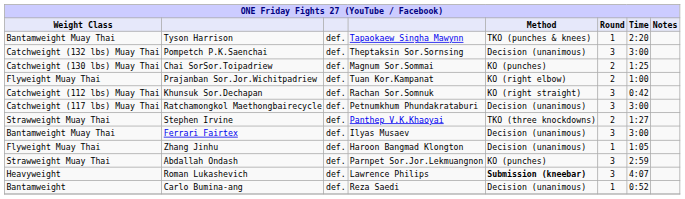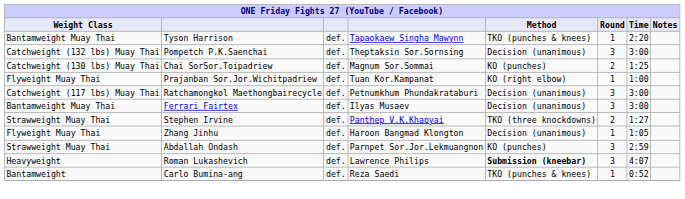(612, 79) 2 -> (612, 79) 1
- row: (213, 93)
rows swapped: (201, 134) <-> (198, 120)
(537, 188) Decision (unanimous) -> (539, 174) TKO (punches & knees)
